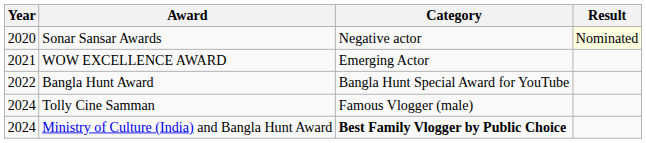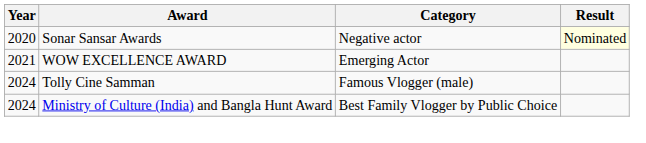- row: (98, 82)
(453, 127) bold -> (448, 104) normal
